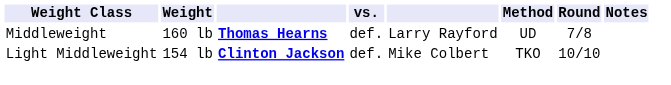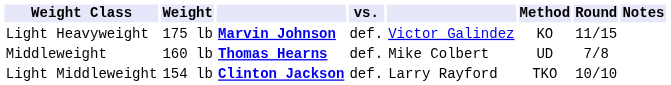+ row: (77, 34)
(443, 34) Larry Rayford -> (439, 54) Mike Colbert
(439, 54) Mike Colbert -> (443, 74) Larry Rayford
